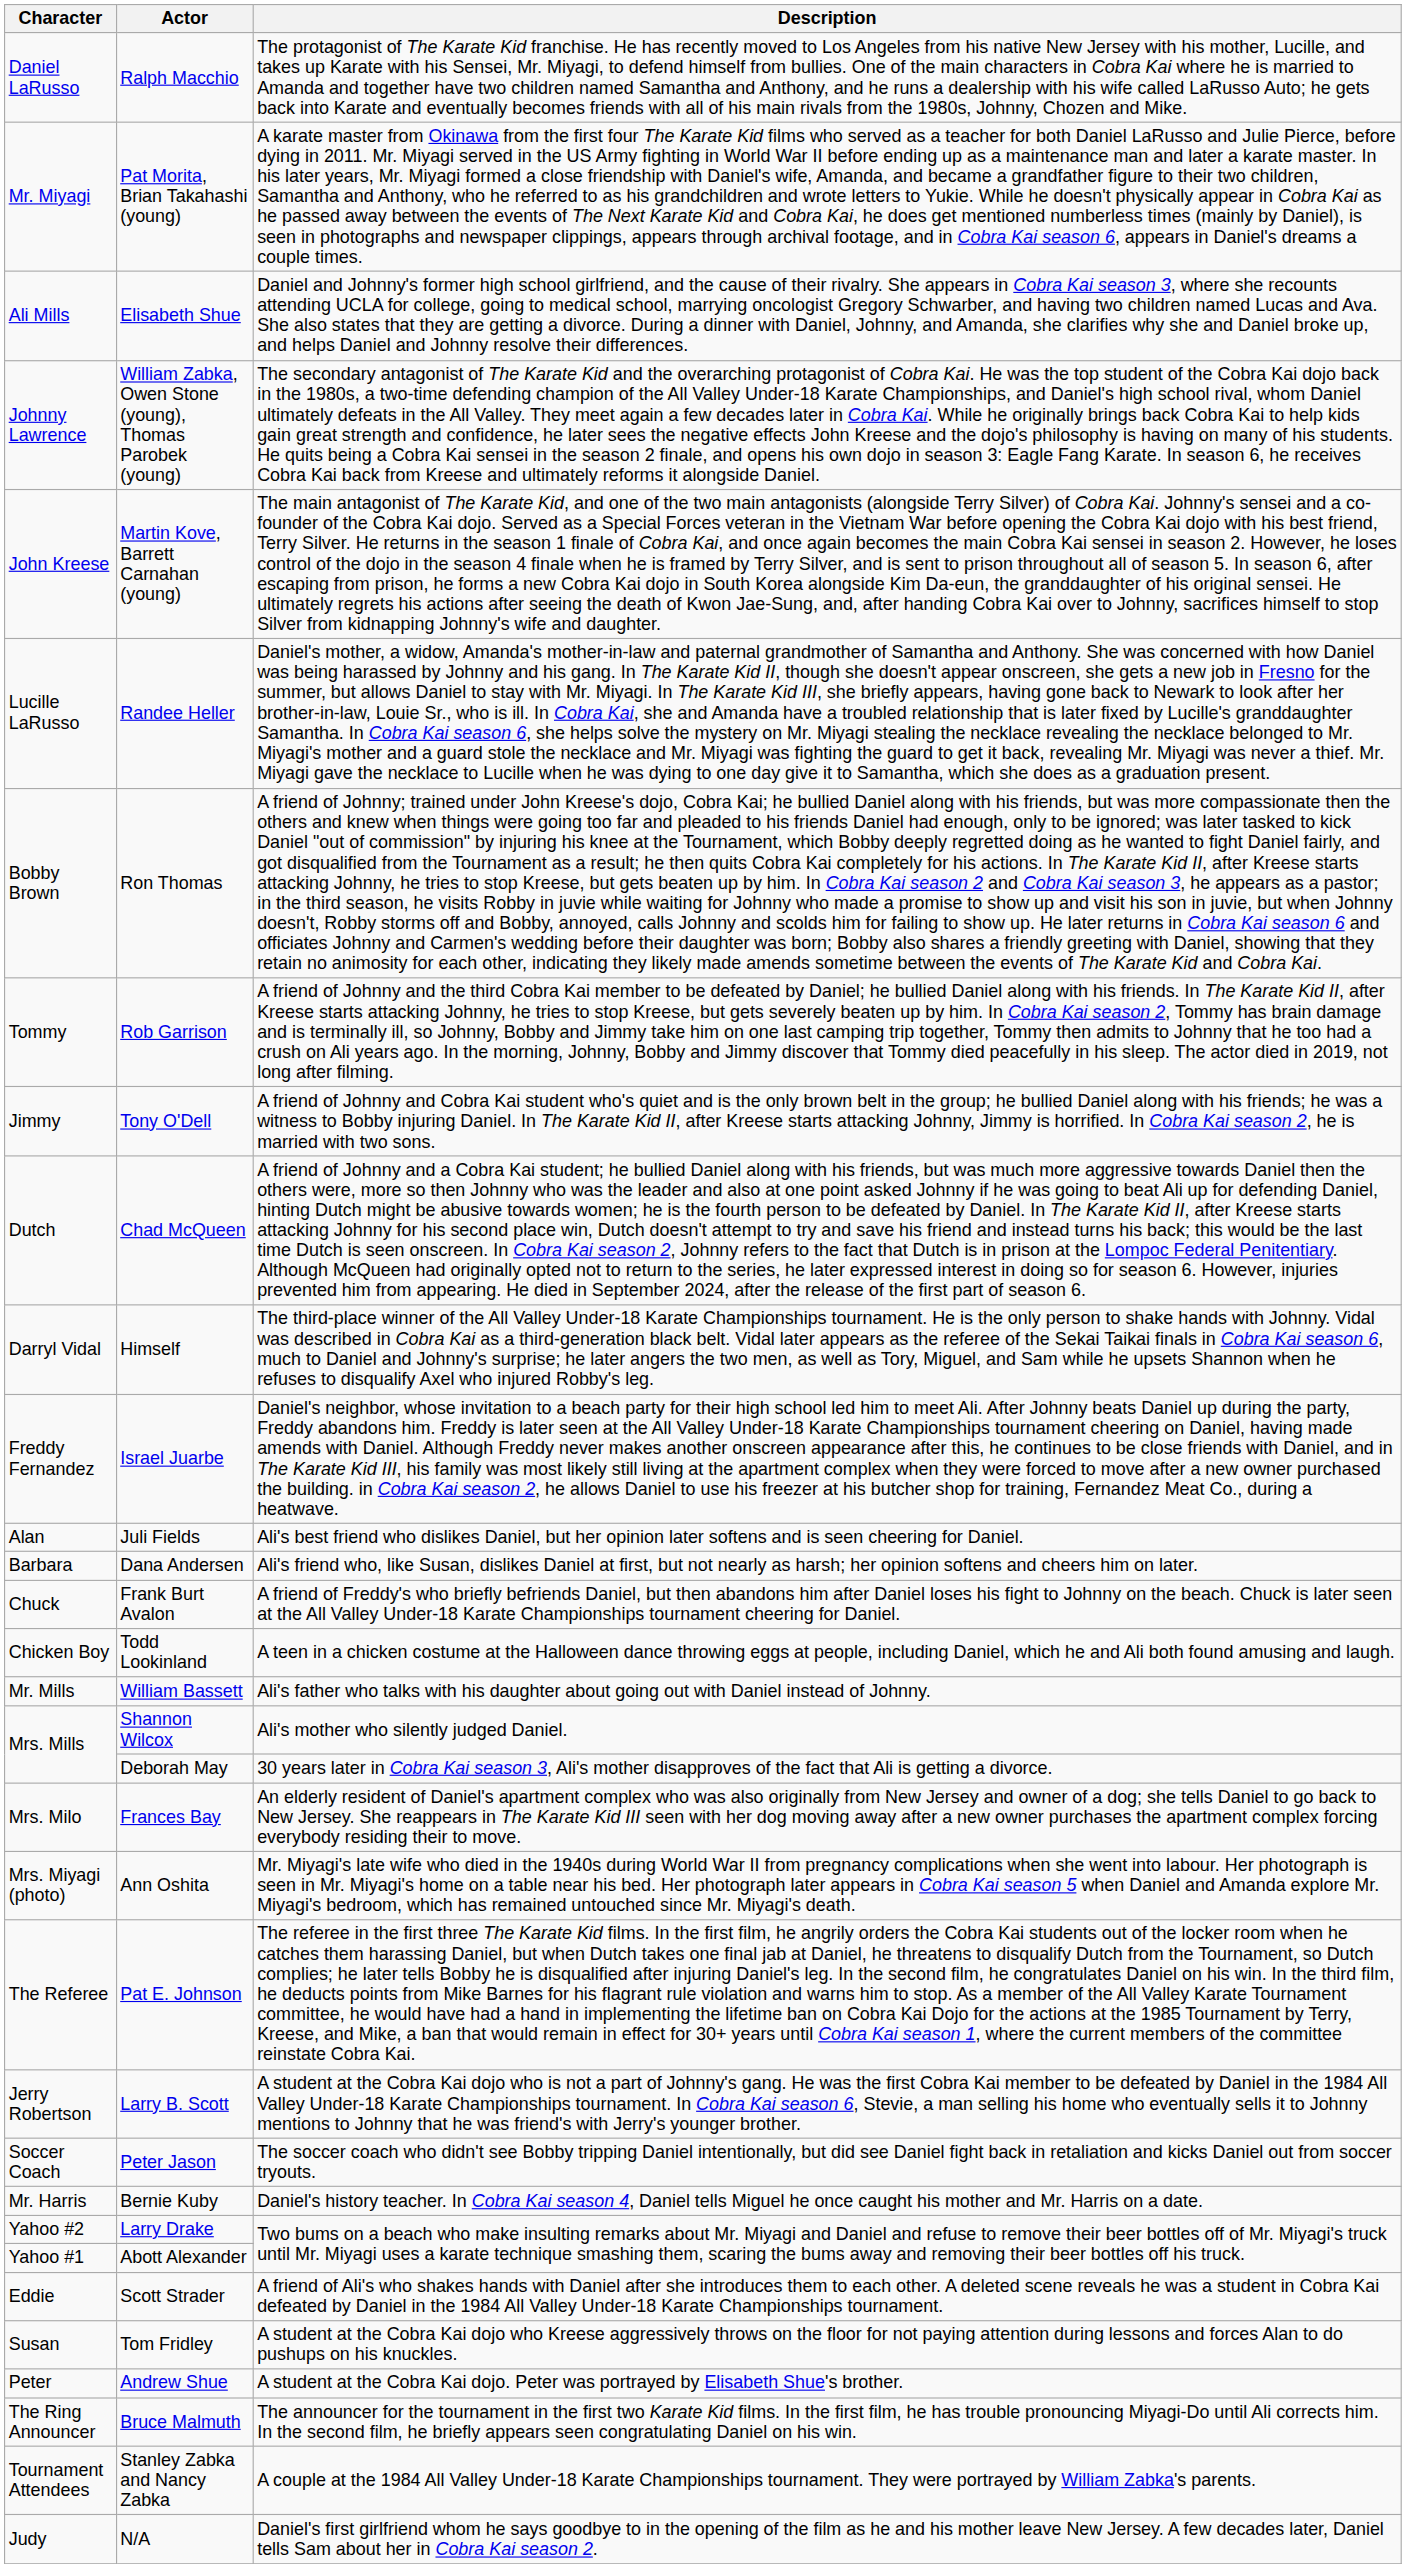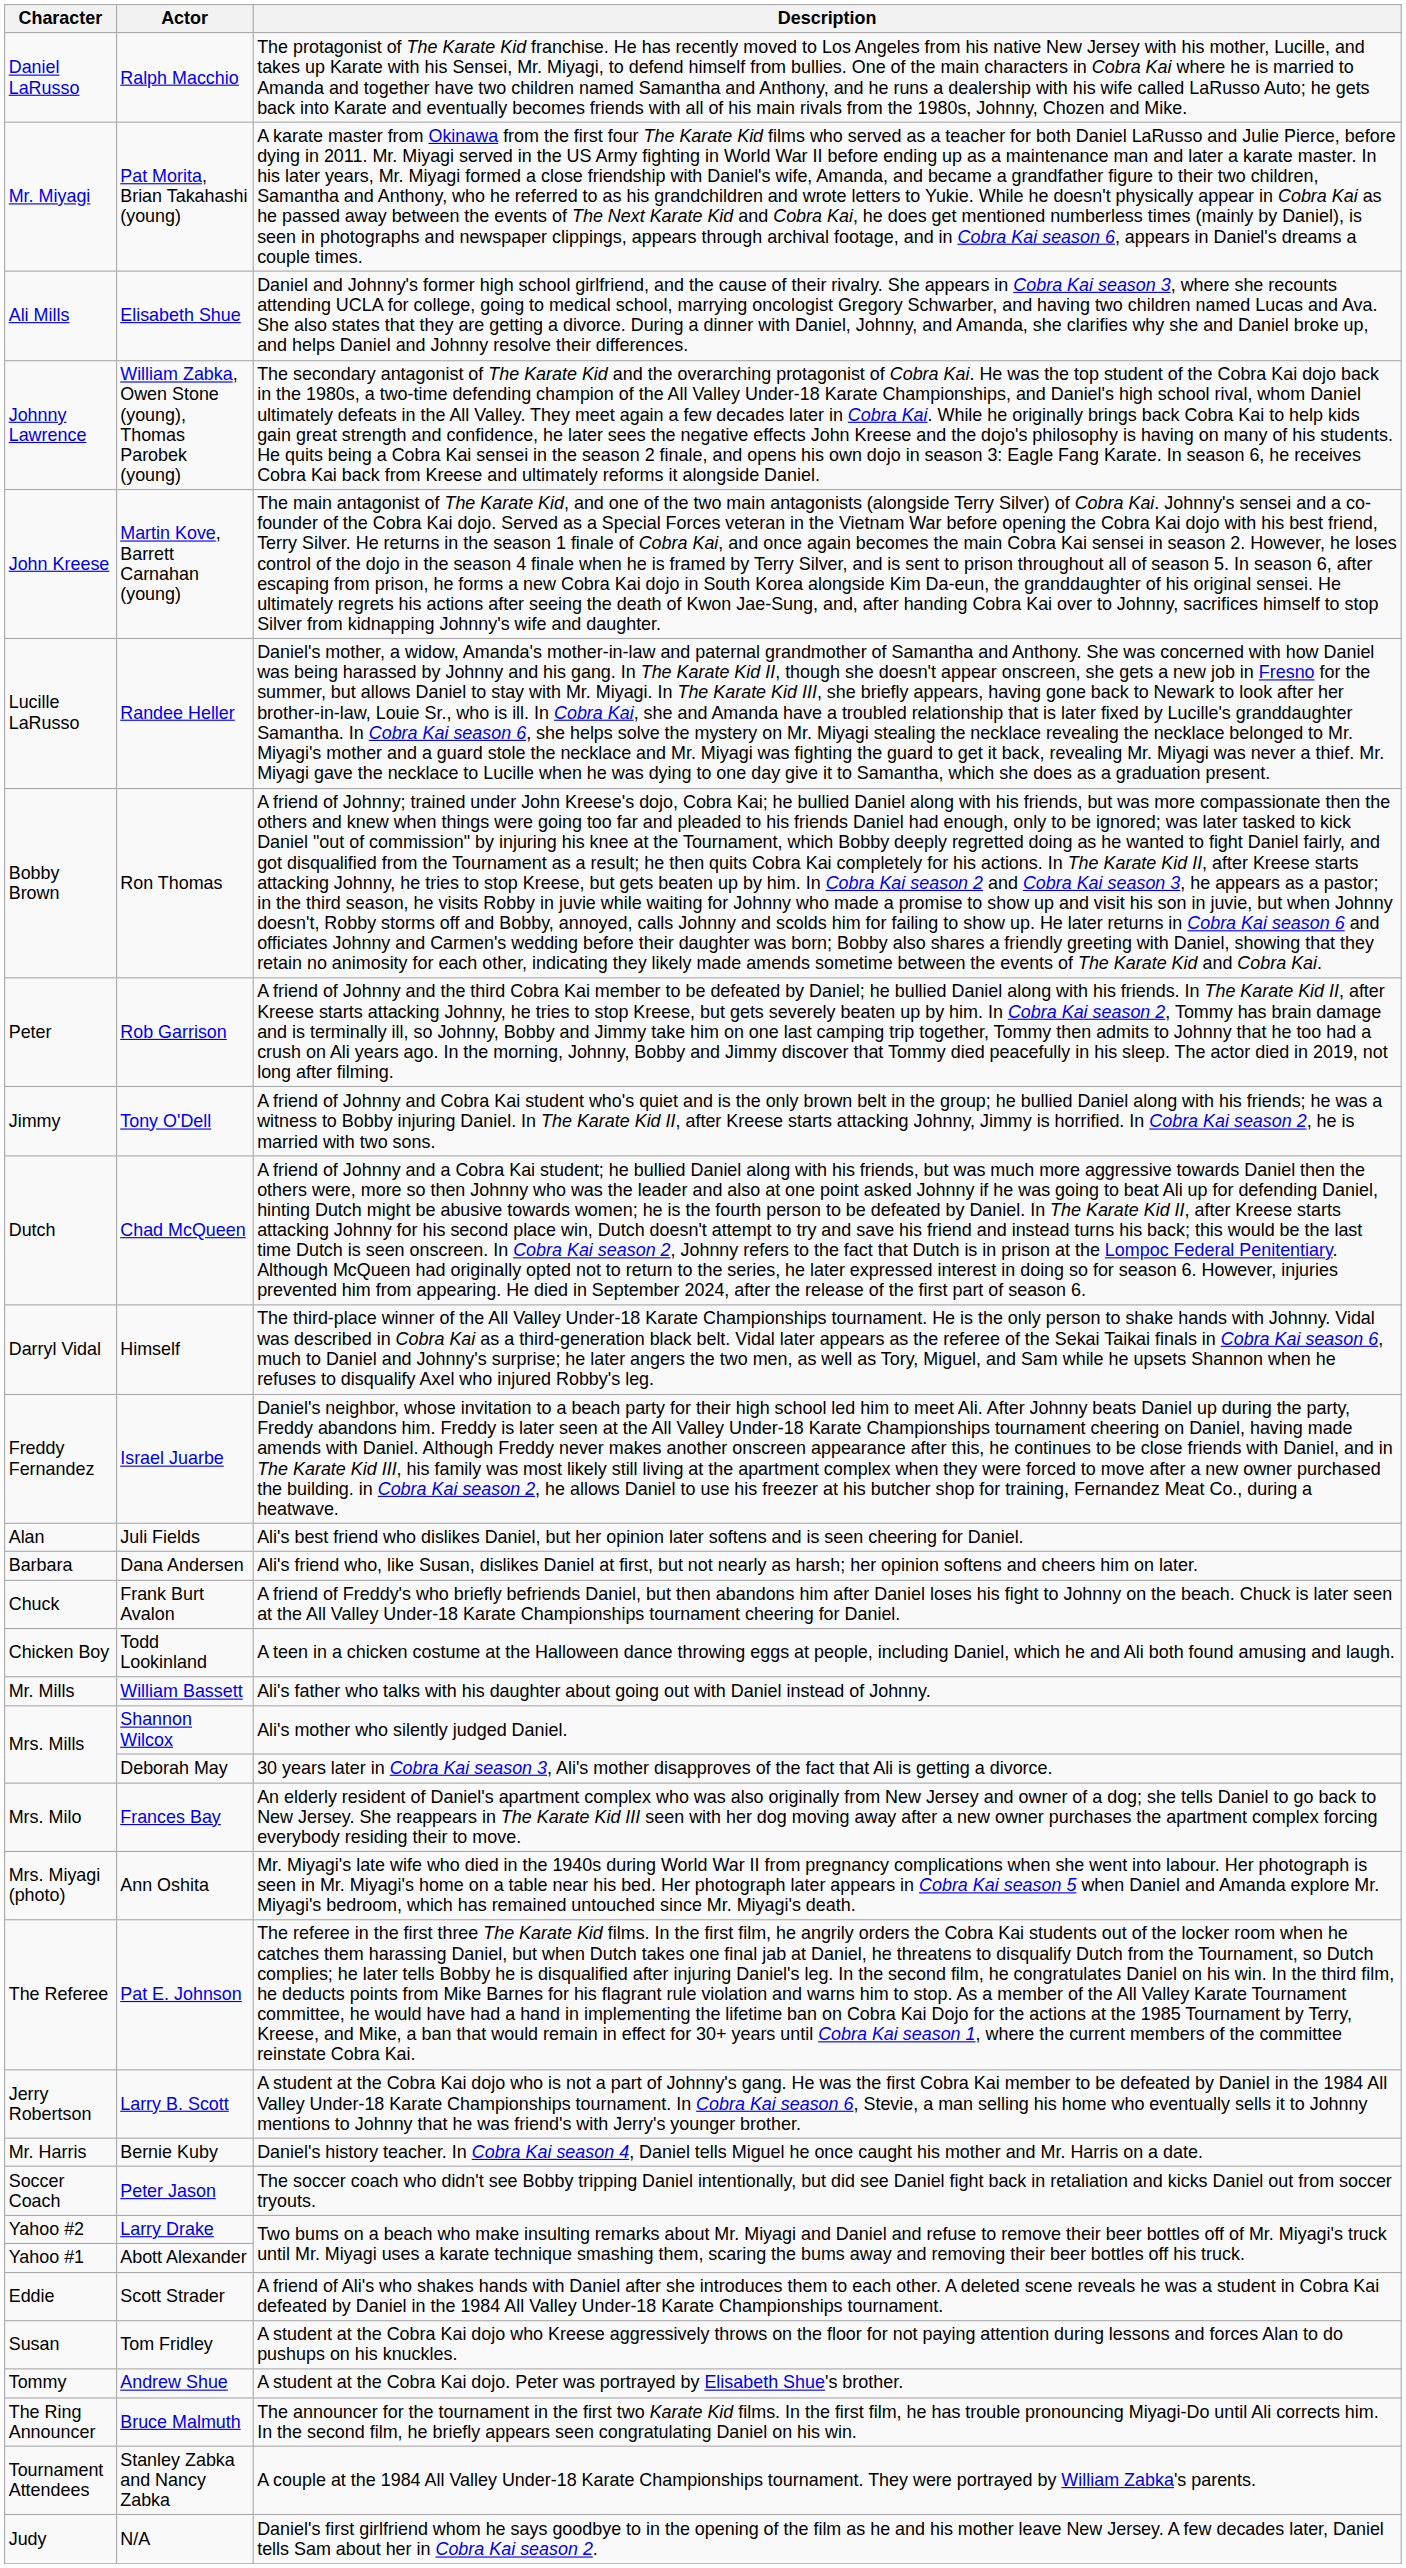(38, 1032) Tommy -> (30, 1032) Peter
rows swapped: (169, 2200) <-> (168, 2162)
(30, 2383) Peter -> (38, 2383) Tommy
